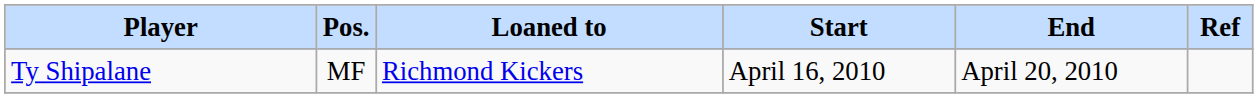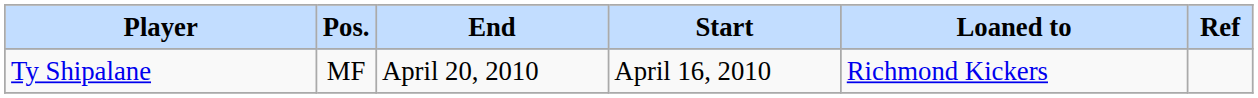columns swapped: (549, 26) <-> (1071, 26)
